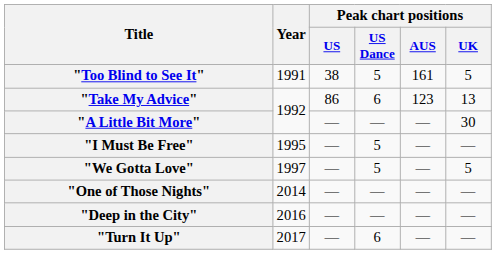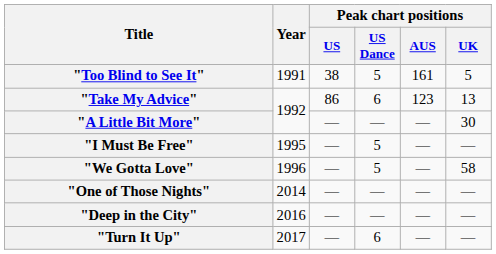(291, 168) 1997 -> (291, 168) 1996
(468, 168) 5 -> (468, 168) 58
